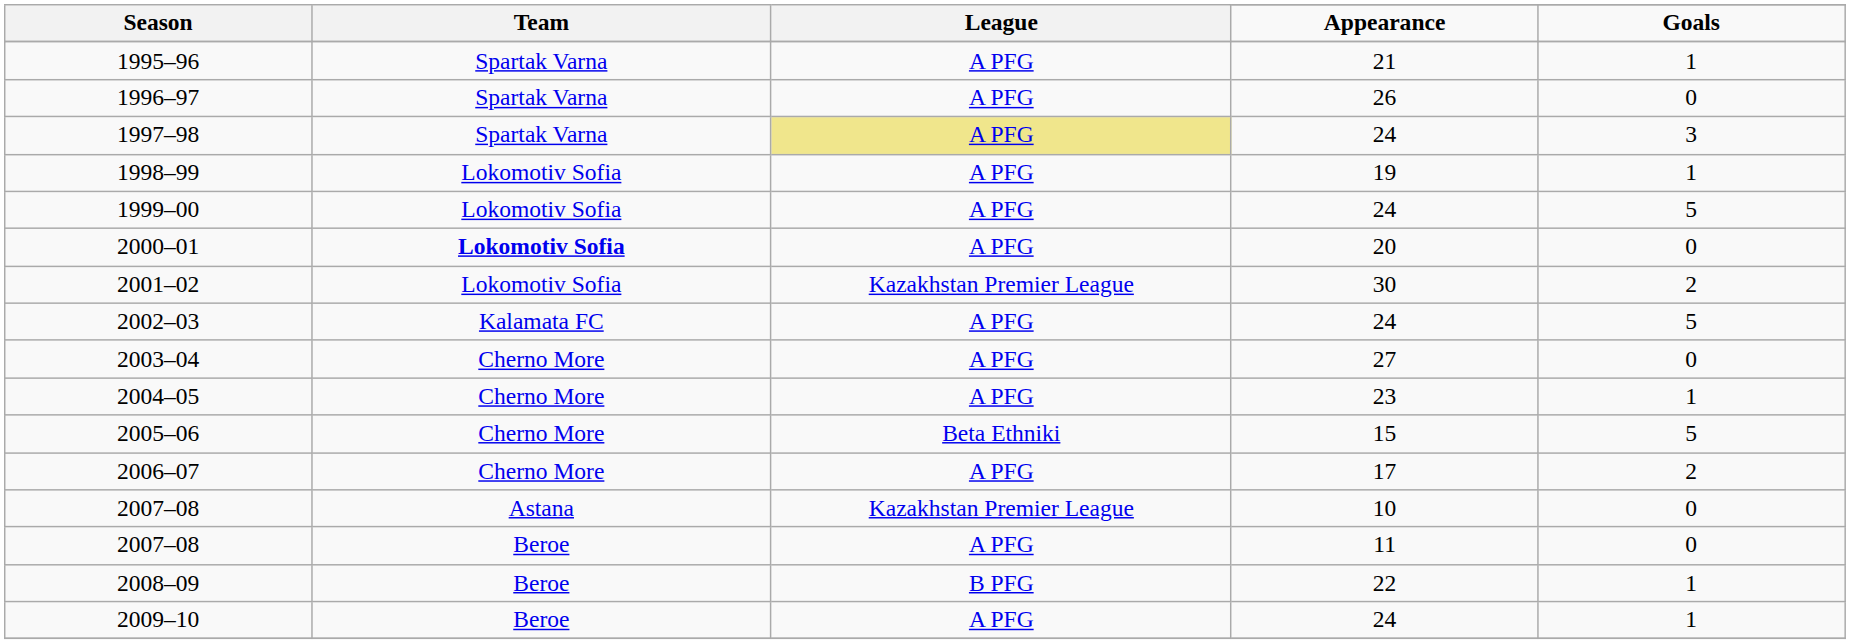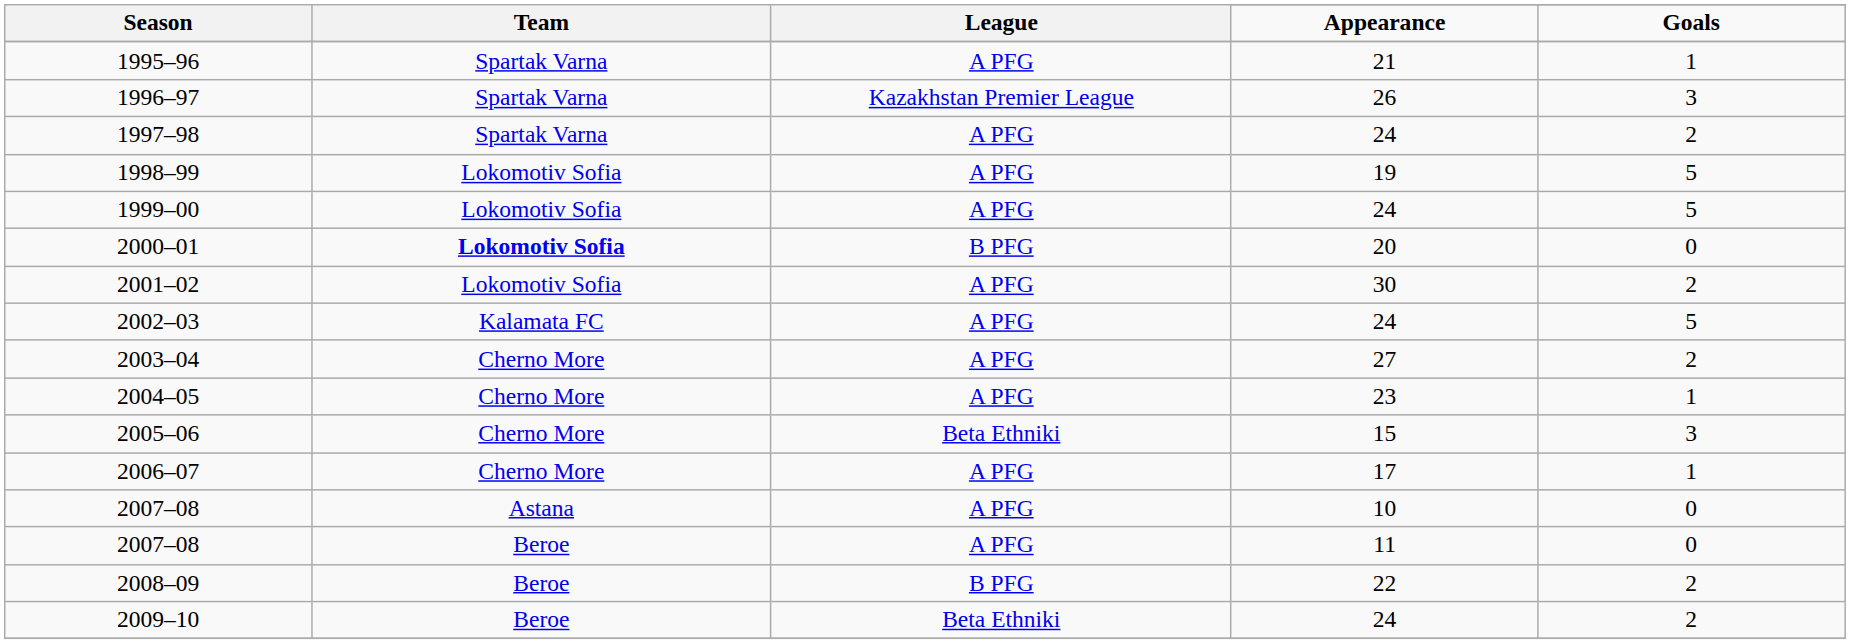(1001, 97) A PFG -> (1001, 97) Kazakhstan Premier League
(1691, 97) 0 -> (1691, 97) 3
(1001, 135) khaki background -> (1001, 135) no background
(1691, 135) 3 -> (1691, 135) 2
(1691, 172) 1 -> (1691, 172) 5
(1001, 246) A PFG -> (1001, 246) B PFG
(1001, 284) Kazakhstan Premier League -> (1001, 284) A PFG
(1691, 358) 0 -> (1691, 358) 2
(1691, 433) 5 -> (1691, 433) 3
(1691, 470) 2 -> (1691, 470) 1
(1001, 508) Kazakhstan Premier League -> (1001, 508) A PFG
(1691, 582) 1 -> (1691, 582) 2
(1001, 619) A PFG -> (1001, 619) Beta Ethniki
(1691, 619) 1 -> (1691, 619) 2
